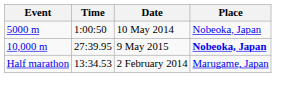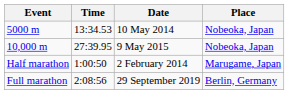(90, 30) 1:00:50 -> (93, 30) 13:34.53
(229, 47) bold -> (239, 47) normal
(93, 64) 13:34.53 -> (90, 64) 1:00:50
+ row: (37, 81)
